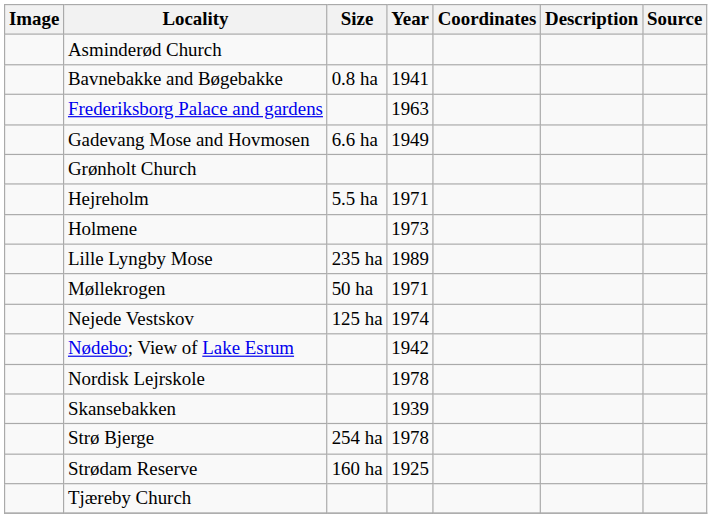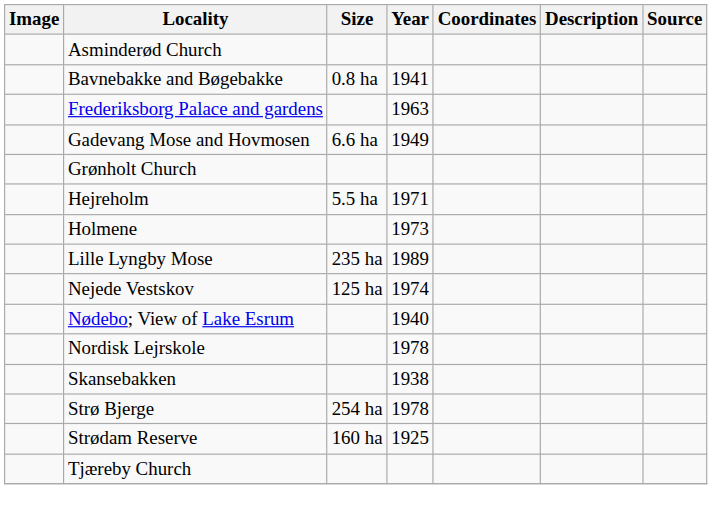- row: (117, 288)
(410, 348) 1942 -> (410, 318) 1940
(410, 408) 1939 -> (410, 378) 1938
